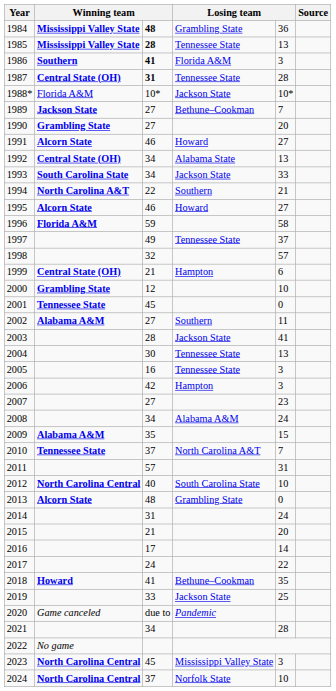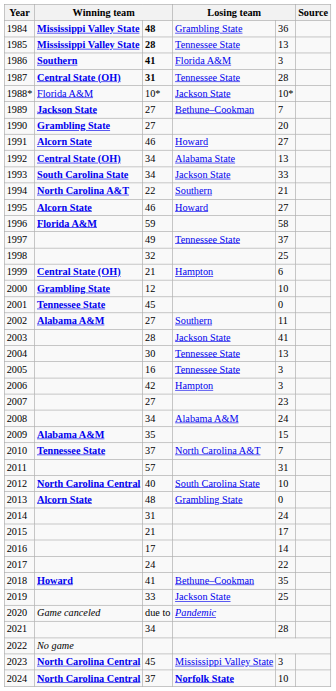(283, 256) 57 -> (283, 256) 25
(283, 532) 20 -> (283, 532) 17
(203, 678) normal -> (205, 678) bold
